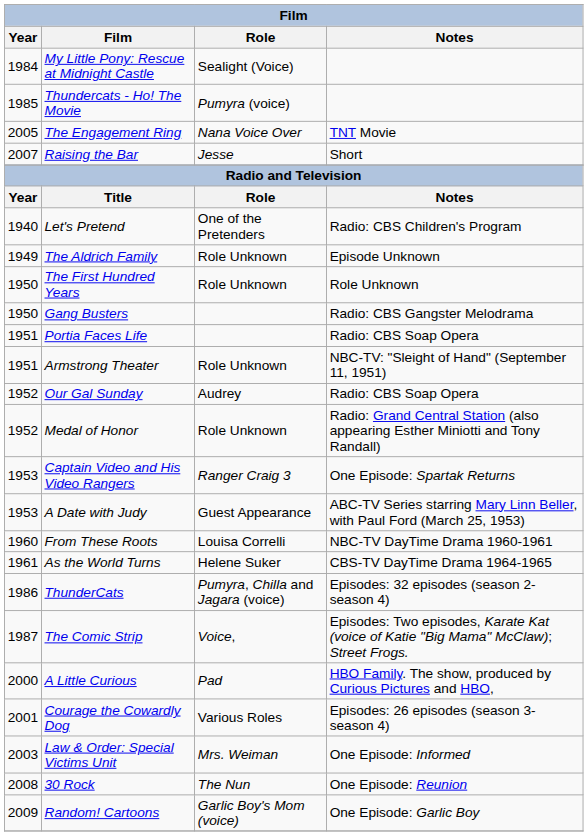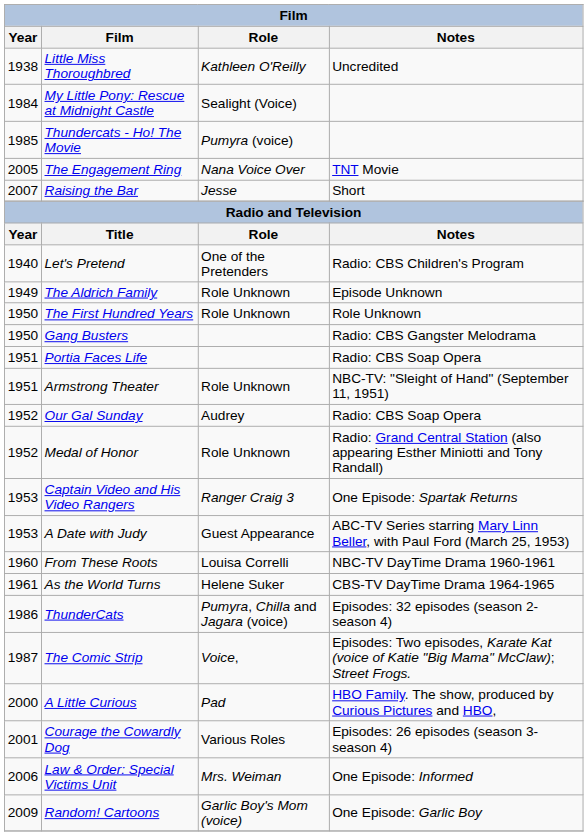+ row: (87, 66)
(23, 755) 2003 -> (23, 776) 2006
- row: (70, 784)
